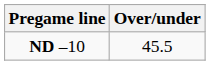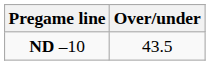(157, 45) 45.5 -> (157, 45) 43.5
